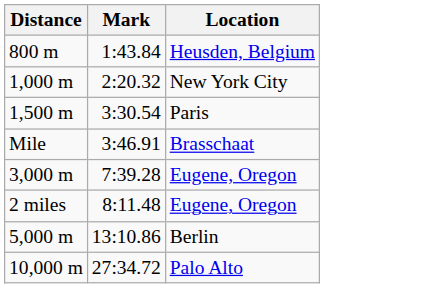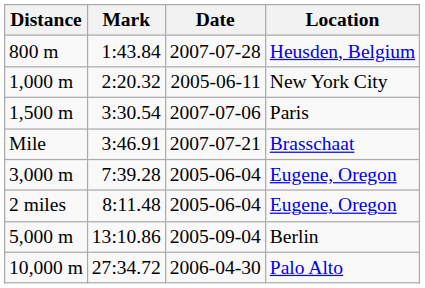+ column: (215, 19)
